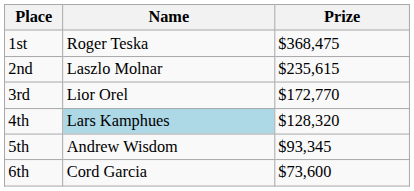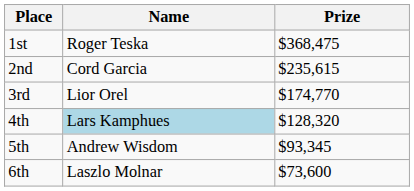(115, 69) Laszlo Molnar -> (107, 69) Cord Garcia
(309, 95) $172,770 -> (309, 95) $174,770
(107, 172) Cord Garcia -> (115, 172) Laszlo Molnar
